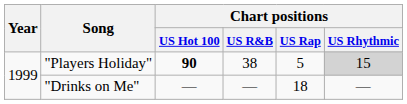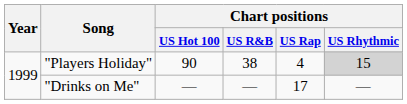(189, 63) bold -> (189, 63) normal
(300, 63) 5 -> (300, 63) 4
(300, 87) 18 -> (300, 87) 17
